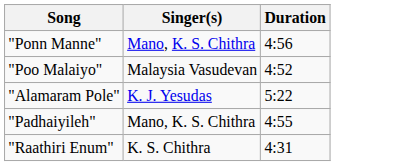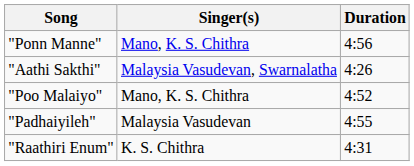+ row: (54, 69)
(192, 69) Malaysia Vasudevan -> (185, 95) Mano, K. S. Chithra
- row: (64, 95)
(191, 121) Mano, K. S. Chithra -> (186, 121) Malaysia Vasudevan
